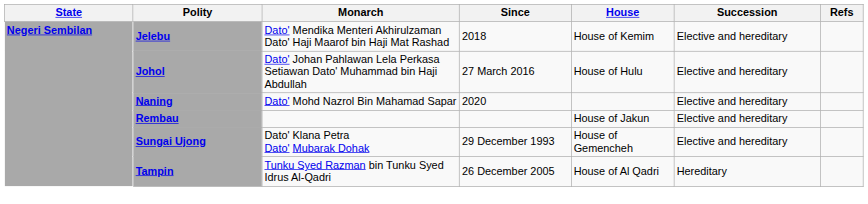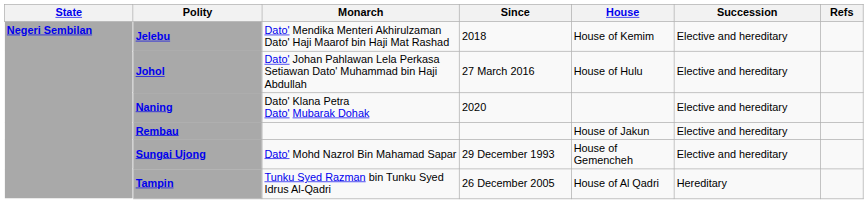(360, 101) Dato' Mohd Nazrol Bin Mahamad Sapar -> (317, 107) Dato' Klana Petra Dato' Mubarak Dohak
(317, 142) Dato' Klana Petra Dato' Mubarak Dohak -> (360, 154) Dato' Mohd Nazrol Bin Mahamad Sapar
